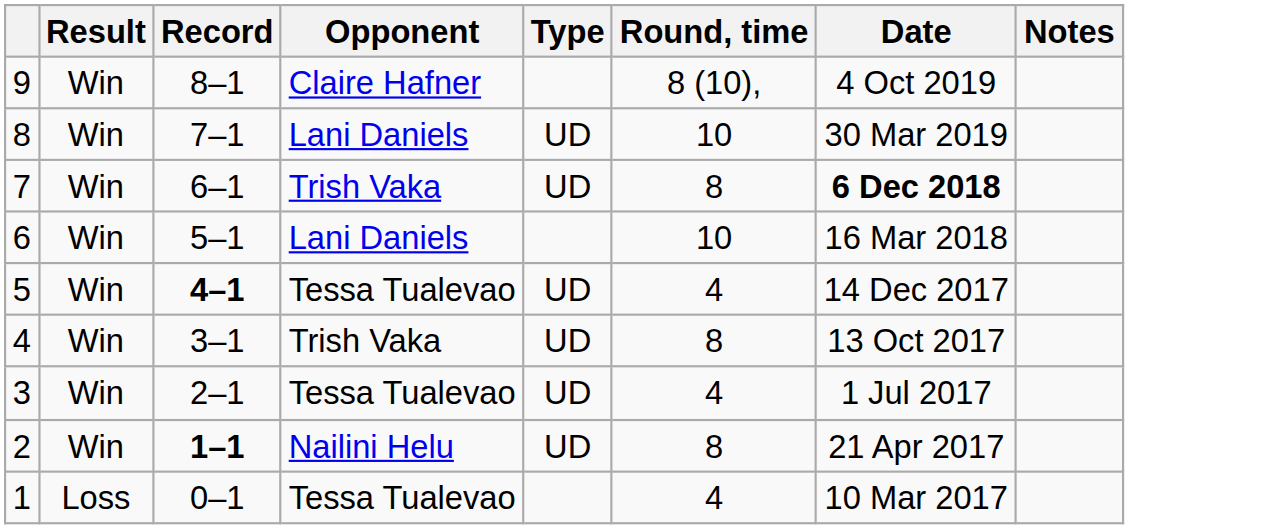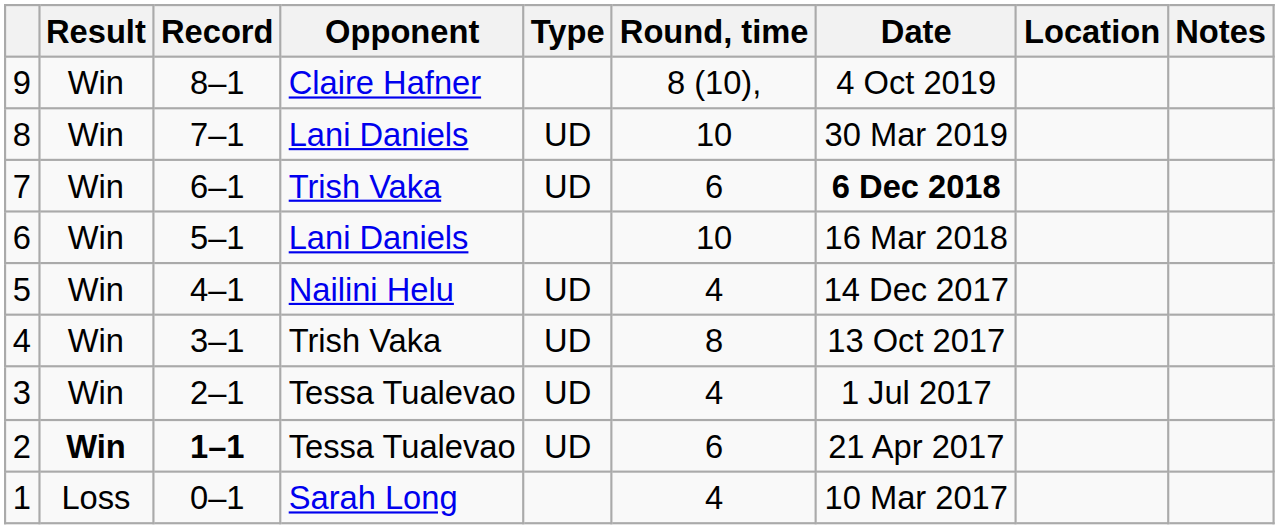+ column: (1092, 31)
(714, 186) 8 -> (714, 186) 6
(217, 290) bold -> (217, 290) normal
(402, 290) Tessa Tualevao -> (371, 290) Nailini Helu
(96, 445) normal -> (96, 445) bold
(371, 445) Nailini Helu -> (402, 445) Tessa Tualevao
(714, 445) 8 -> (714, 445) 6
(402, 497) Tessa Tualevao -> (373, 497) Sarah Long
